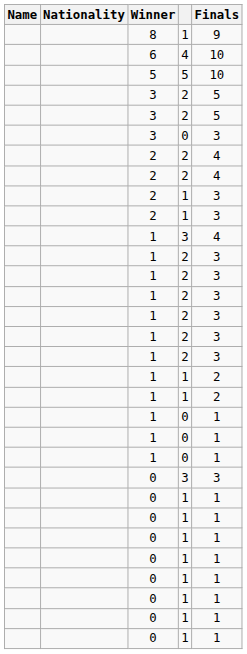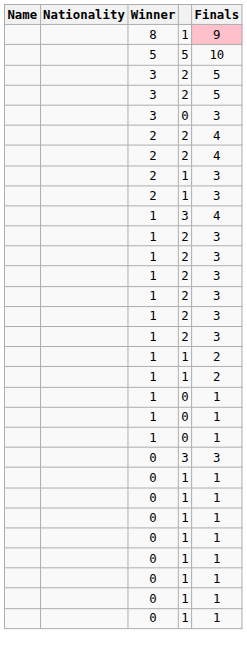(217, 35) no background -> (217, 35) pink background
- row: (153, 55)
